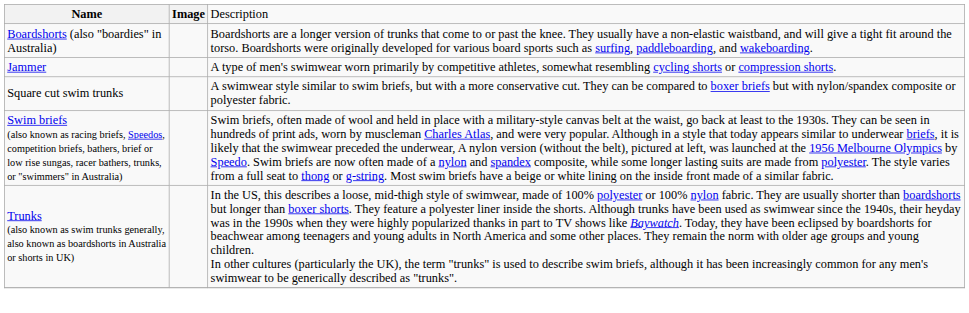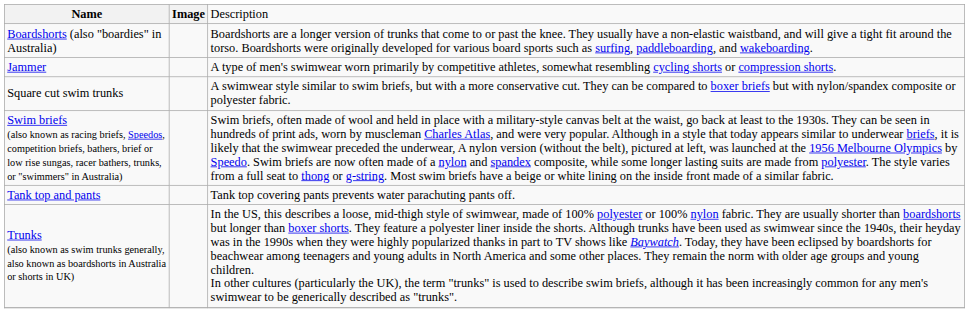+ row: (54, 195)
